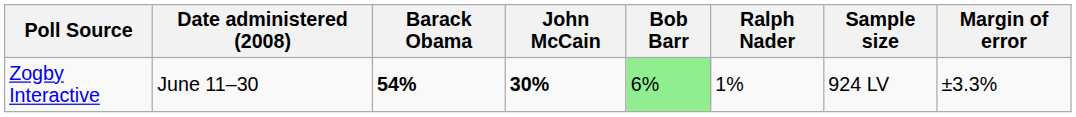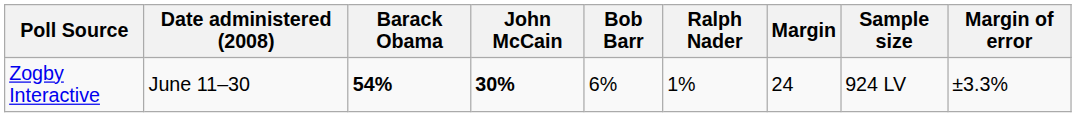+ column: (804, 31)
(645, 84) lightgreen background -> (603, 84) no background
